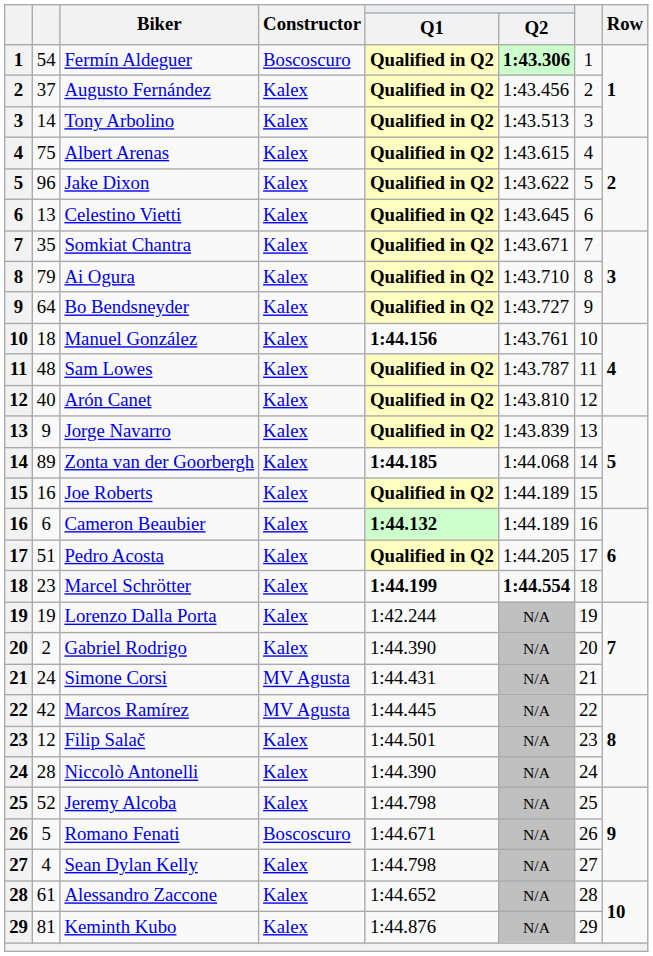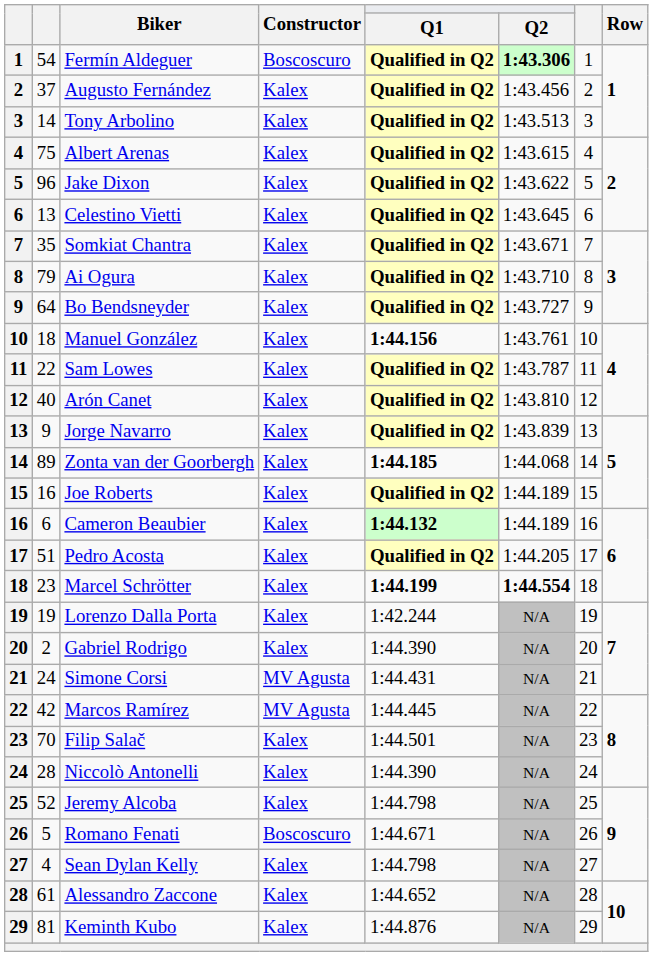(46, 369) 48 -> (46, 369) 22
(46, 740) 12 -> (46, 740) 70
